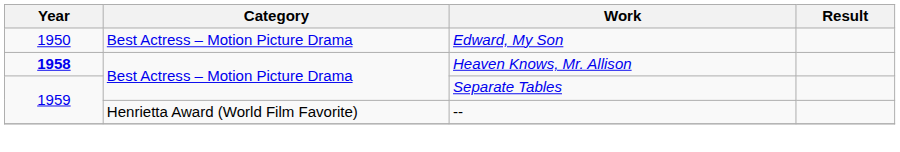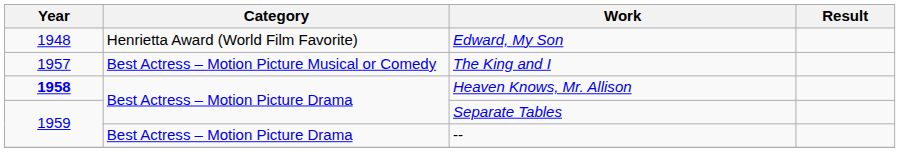(54, 40) 1950 -> (54, 40) 1948
(230, 40) Best Actress – Motion Picture Drama -> (232, 40) Henrietta Award (World Film Favorite)
+ row: (502, 64)
(232, 111) Henrietta Award (World Film Favorite) -> (230, 135) Best Actress – Motion Picture Drama
